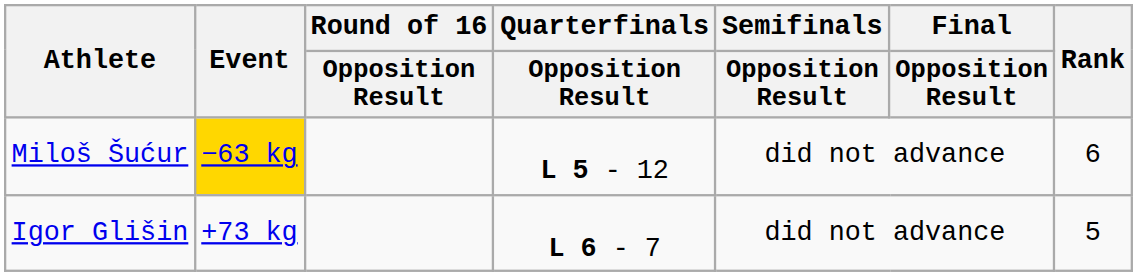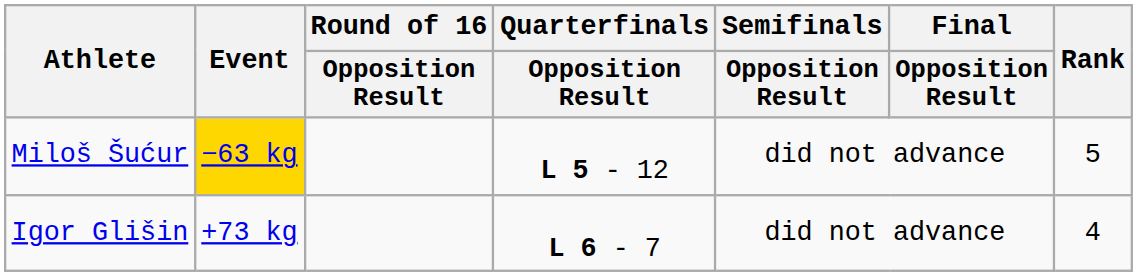(1093, 156) 6 -> (1093, 156) 5
(1093, 233) 5 -> (1093, 233) 4
